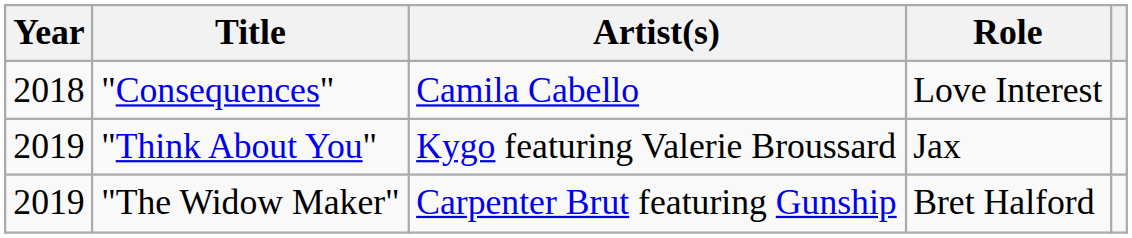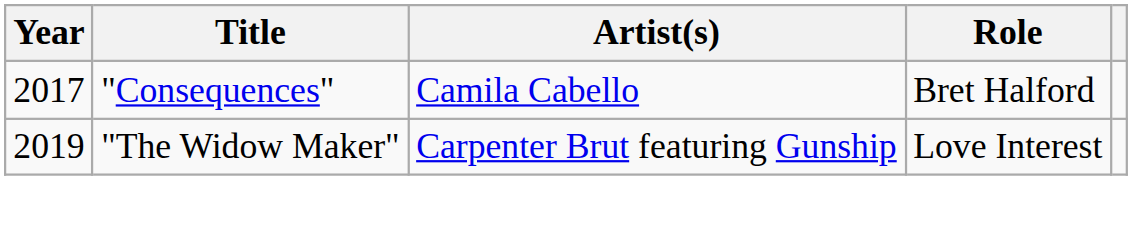(49, 89) 2018 -> (49, 89) 2017
(1008, 89) Love Interest -> (1004, 89) Bret Halford
- row: (239, 145)
(1004, 202) Bret Halford -> (1008, 145) Love Interest
